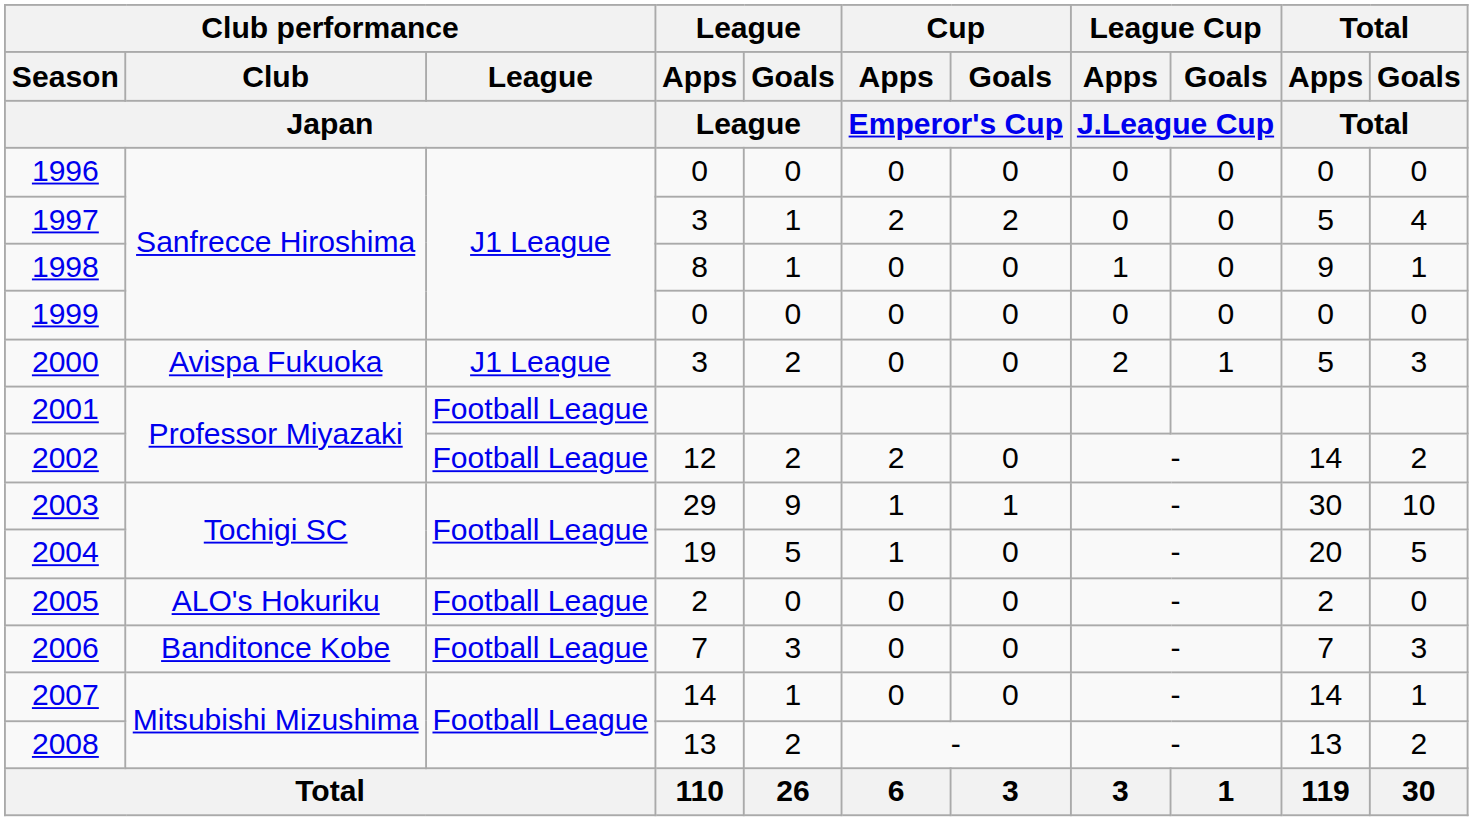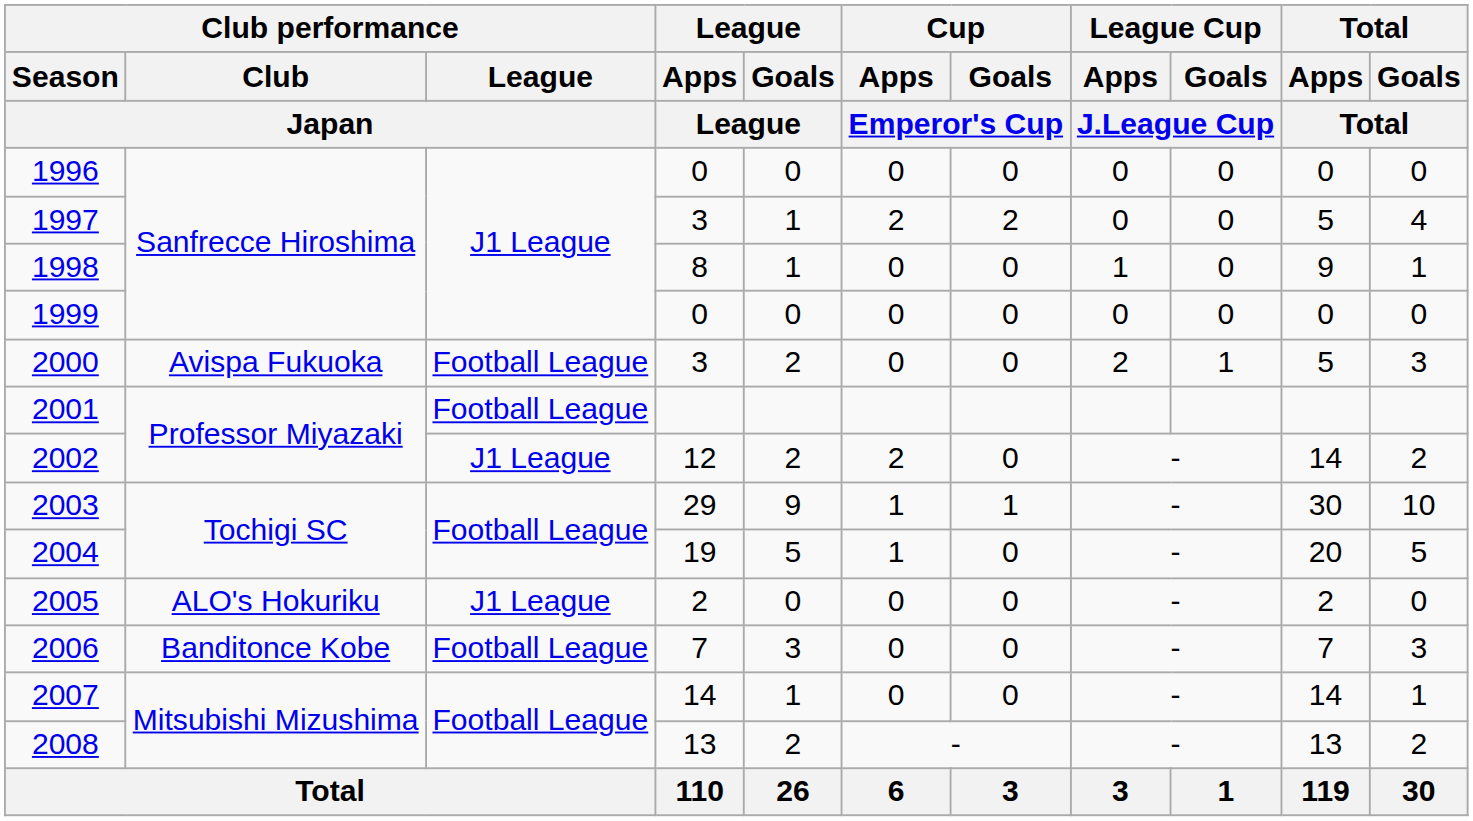(540, 362) J1 League -> (540, 362) Football League
(540, 457) Football League -> (540, 457) J1 League
(540, 600) Football League -> (540, 600) J1 League
